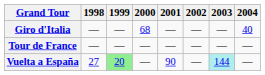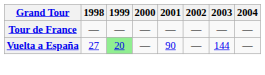- row: (43, 29)
(222, 62) paleturquoise background -> (222, 45) no background
